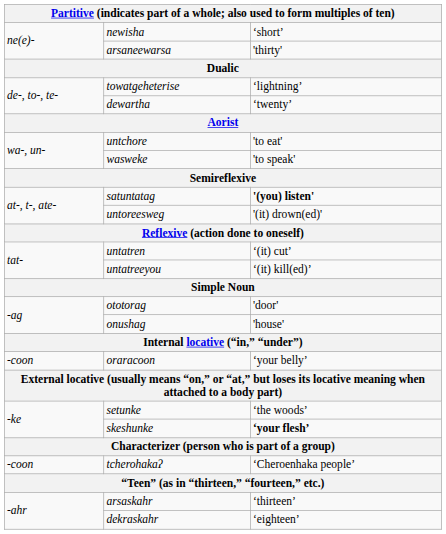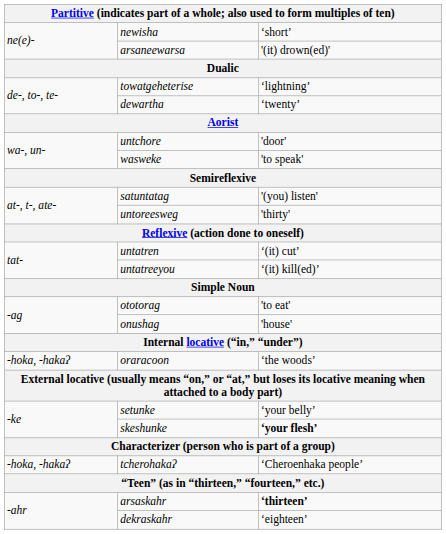(268, 50) 'thirty' -> (296, 50) '(it) drown(ed)'
(268, 141) 'to eat' -> (274, 141) 'door'
(284, 196) bold -> (289, 196) normal
(288, 214) '(it) drown(ed)' -> (276, 214) 'thirty'
(266, 305) 'door' -> (276, 305) 'to eat'
(20, 360) -coon -> (38, 360) -hoka, -hakaʔ
(280, 360) ‘your belly’ -> (288, 360) ‘the woods’
(280, 410) ‘the woods’ -> (288, 410) ‘your belly’
(20, 465) -coon -> (38, 465) -hoka, -hakaʔ
(274, 501) normal -> (284, 501) bold
